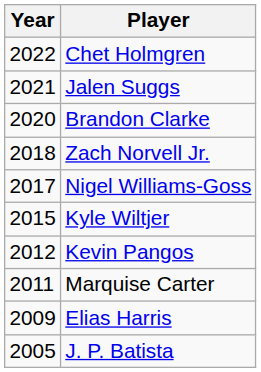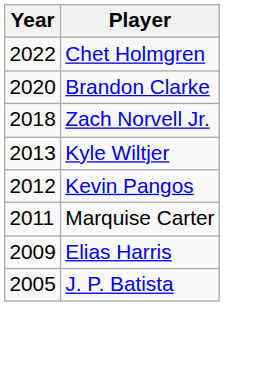- row: (123, 86)
- row: (158, 185)
(33, 218) 2015 -> (33, 152) 2013
